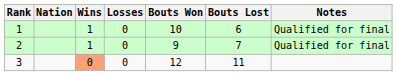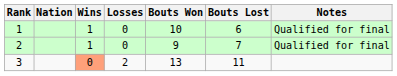(125, 62) 0 -> (125, 62) 2
(176, 62) 12 -> (176, 62) 13
